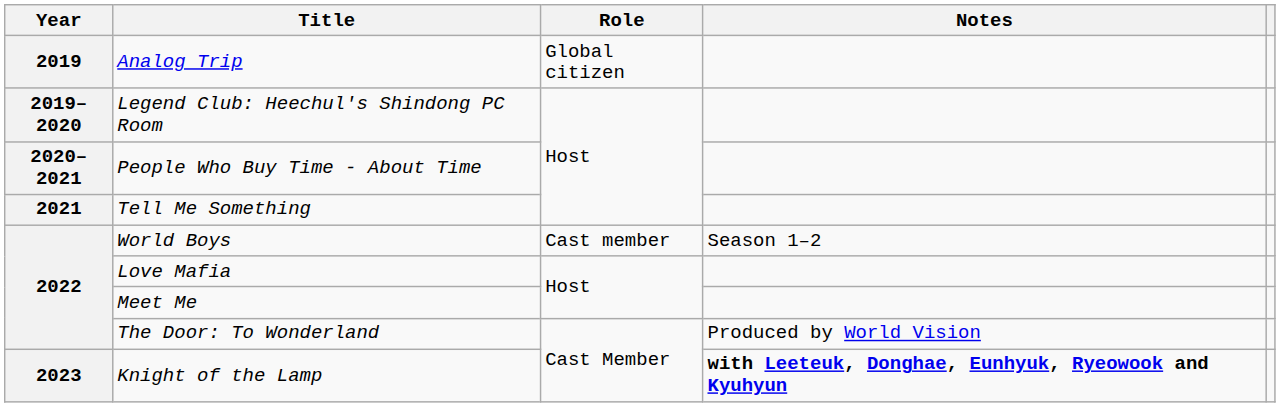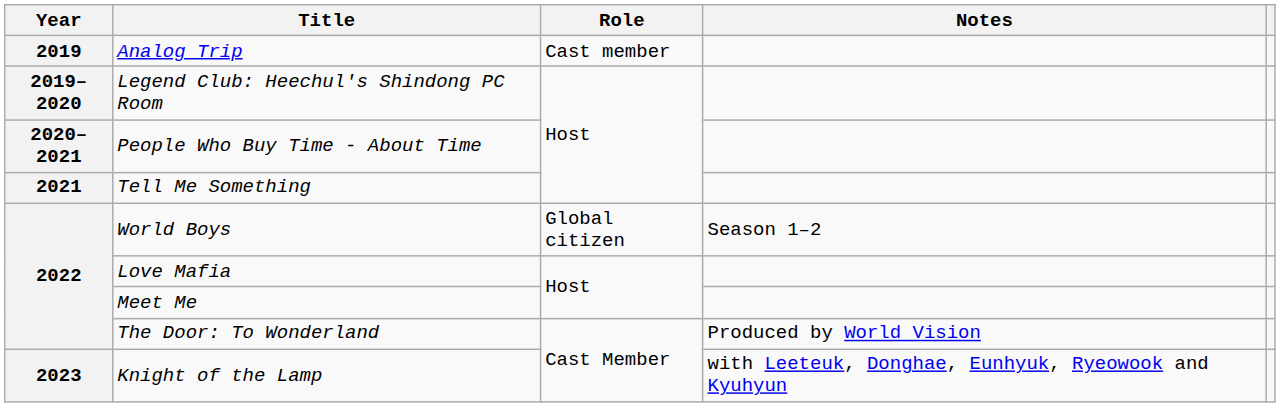(585, 62) Global citizen -> (608, 51) Cast member
(608, 241) Cast member -> (585, 230) Global citizen
(958, 375) bold -> (958, 375) normal
